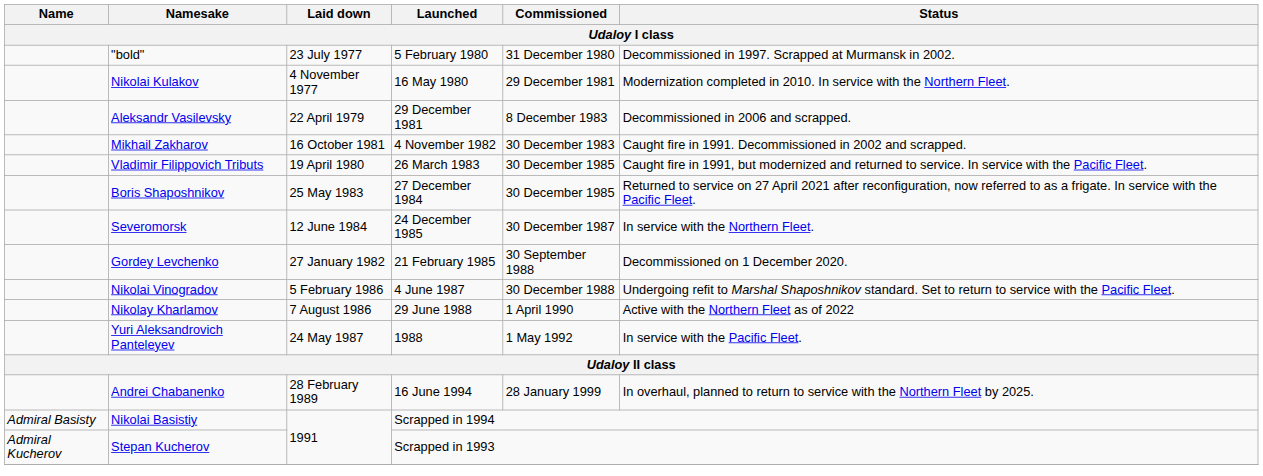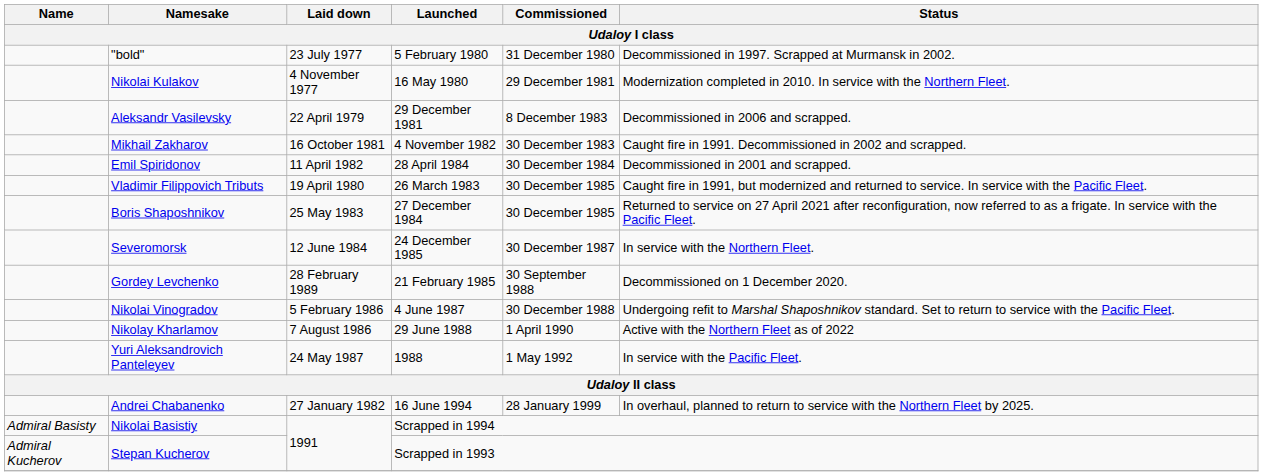+ row: (156, 165)
(337, 262) 27 January 1982 -> (324, 282) 28 February 1989
(324, 392) 28 February 1989 -> (337, 405) 27 January 1982
